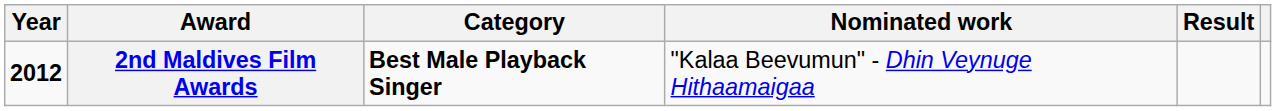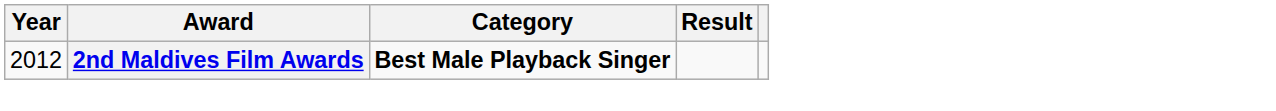- column: (921, 23)
(36, 73) bold -> (36, 60) normal
